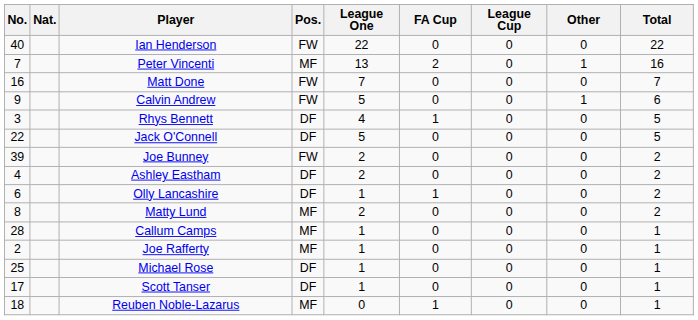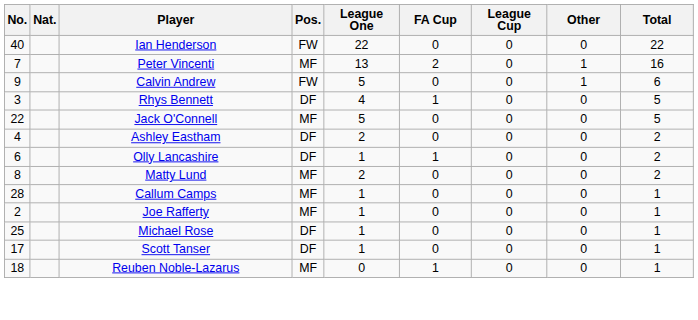- row: (176, 81)
(308, 137) DF -> (308, 119) MF
- row: (176, 156)
